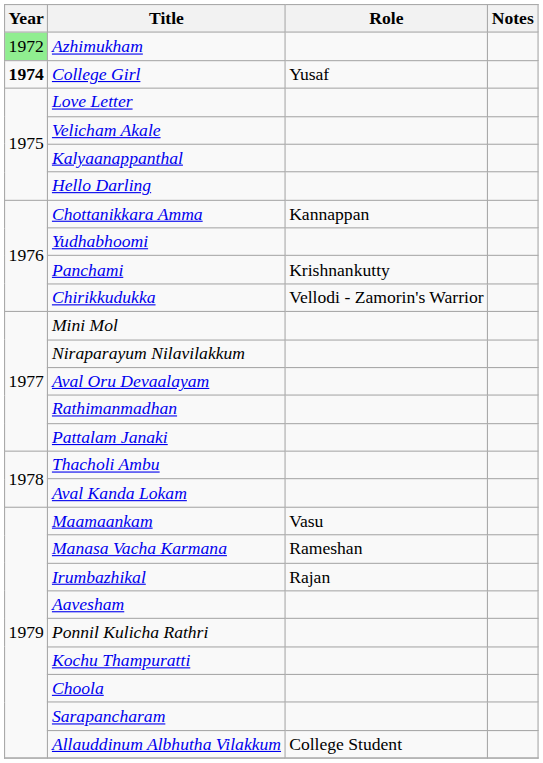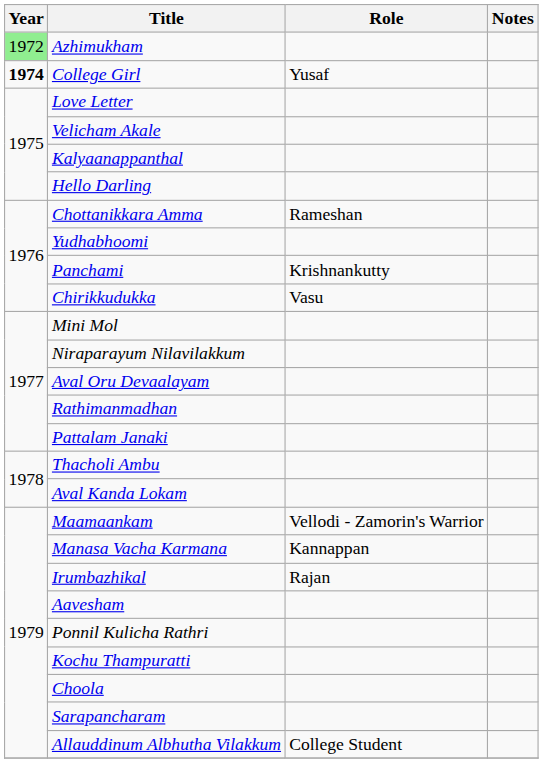(329, 213) Kannappan -> (326, 213) Rameshan
(386, 297) Vellodi - Zamorin's Warrior -> (306, 297) Vasu
(306, 520) Vasu -> (386, 520) Vellodi - Zamorin's Warrior
(326, 548) Rameshan -> (329, 548) Kannappan
